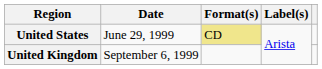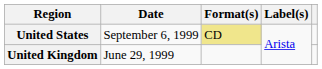(139, 34) June 29, 1999 -> (151, 34) September 6, 1999
(151, 54) September 6, 1999 -> (139, 54) June 29, 1999
